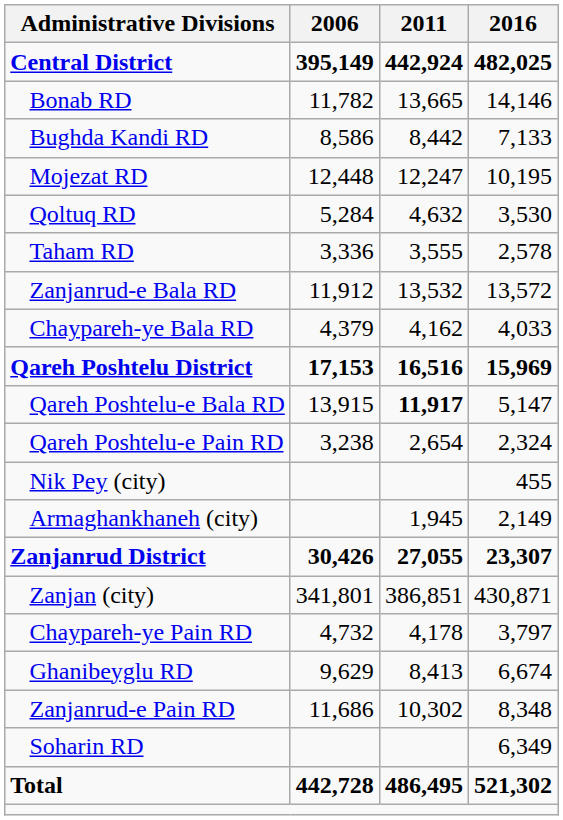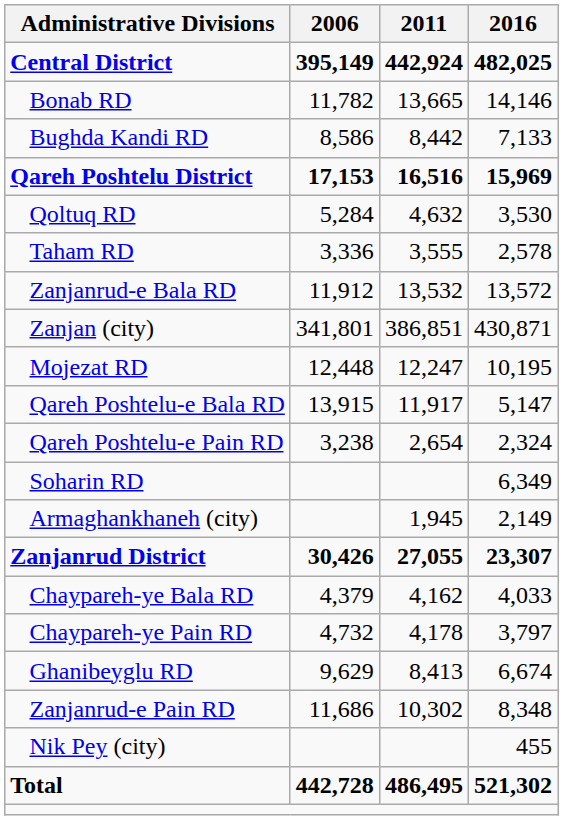rows swapped: (88, 175) <-> (131, 366)
rows swapped: (92, 594) <-> (141, 328)
(431, 404) bold -> (430, 404) normal
rows swapped: (86, 746) <-> (97, 480)
